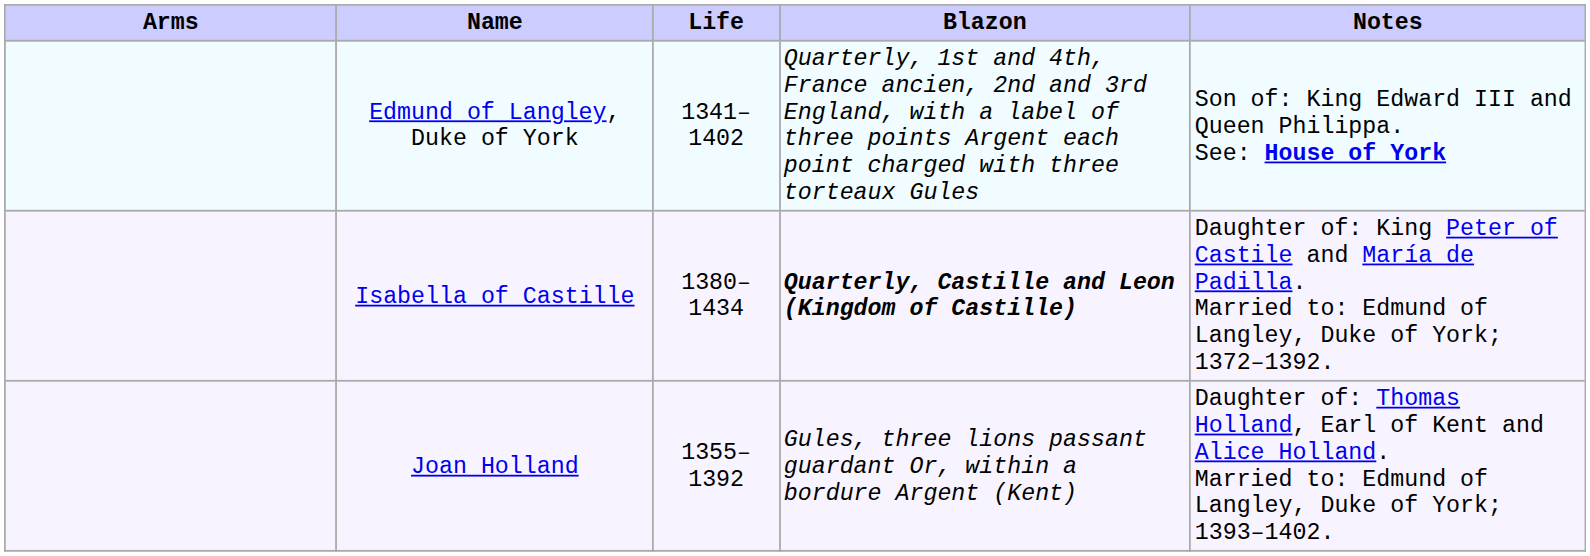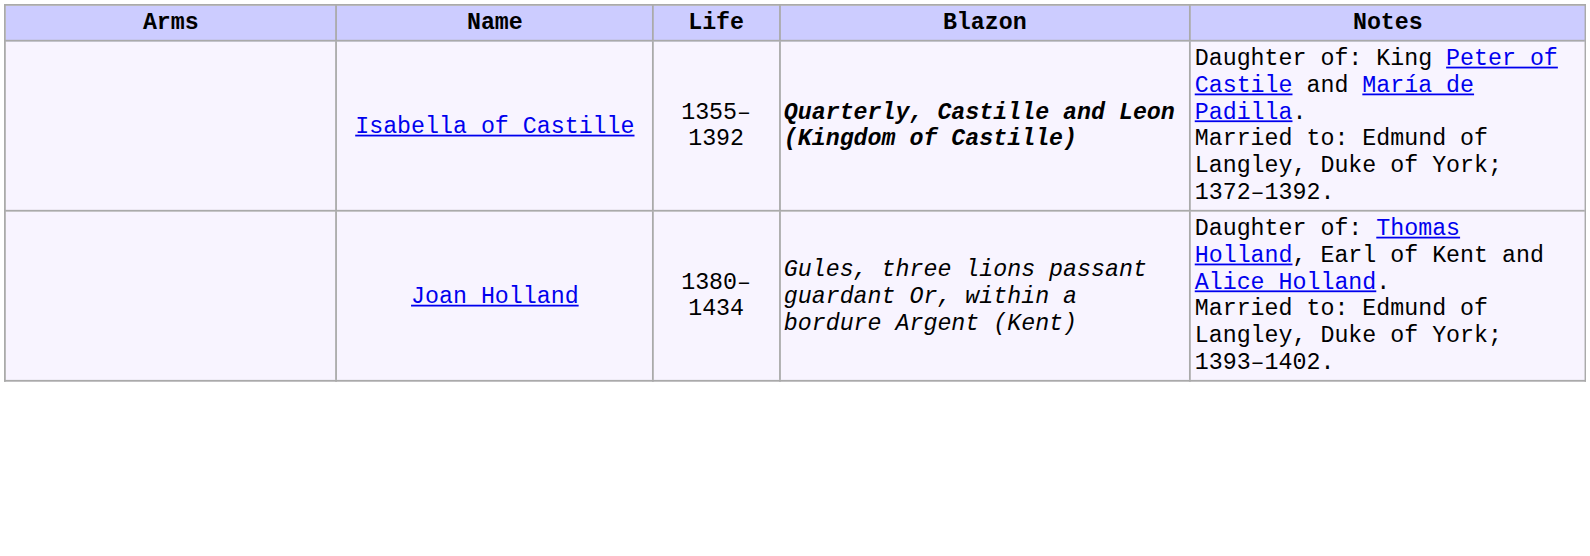- row: (495, 126)
(716, 296) 1380–1434 -> (716, 126) 1355–1392
(716, 466) 1355–1392 -> (716, 296) 1380–1434
